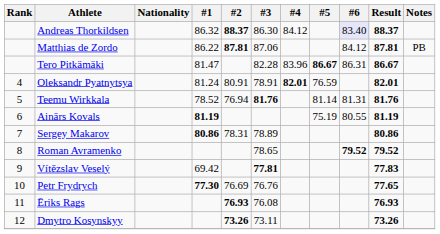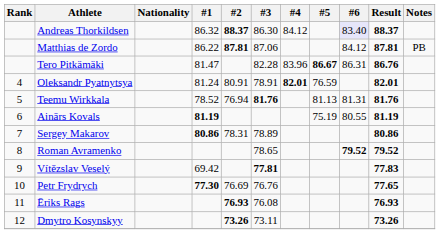(386, 64) 86.67 -> (386, 64) 86.76
(325, 99) 81.14 -> (325, 99) 81.13
